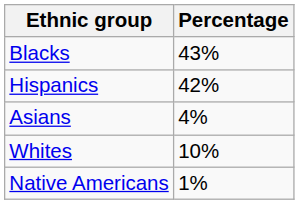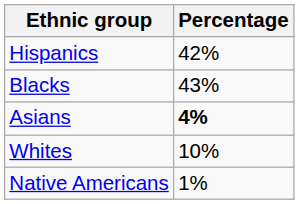rows swapped: (54, 85) <-> (40, 53)
(193, 118) normal -> (193, 118) bold
